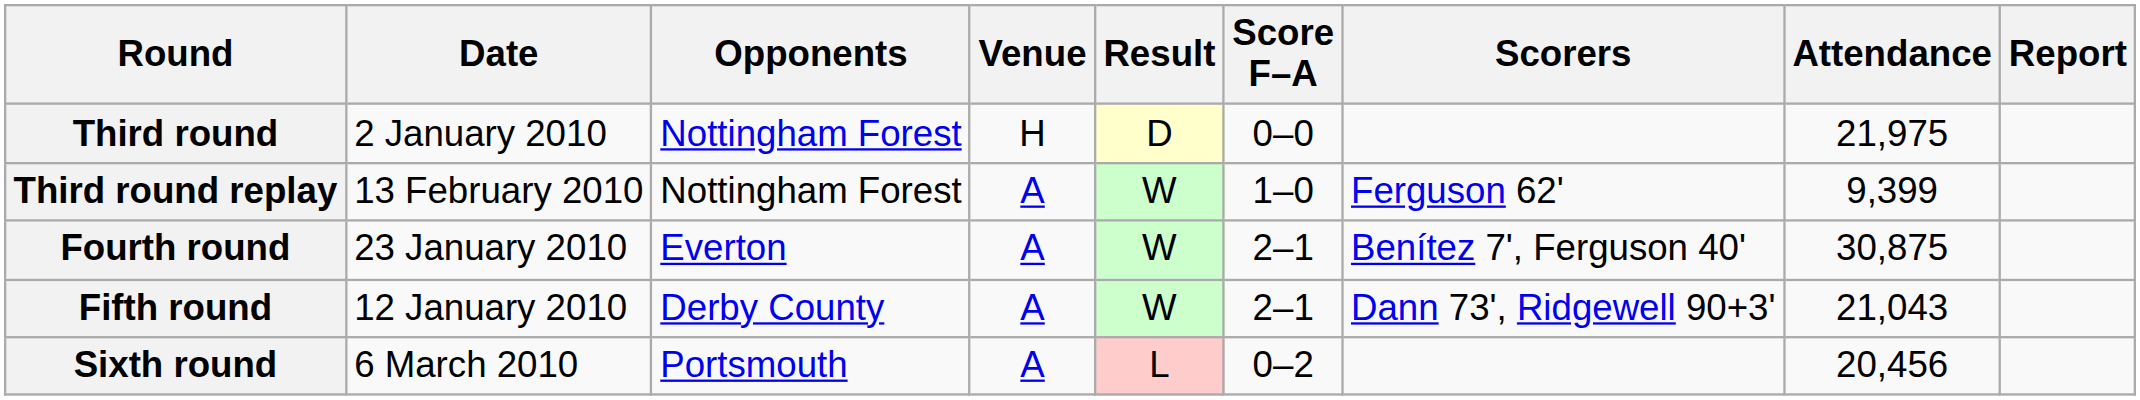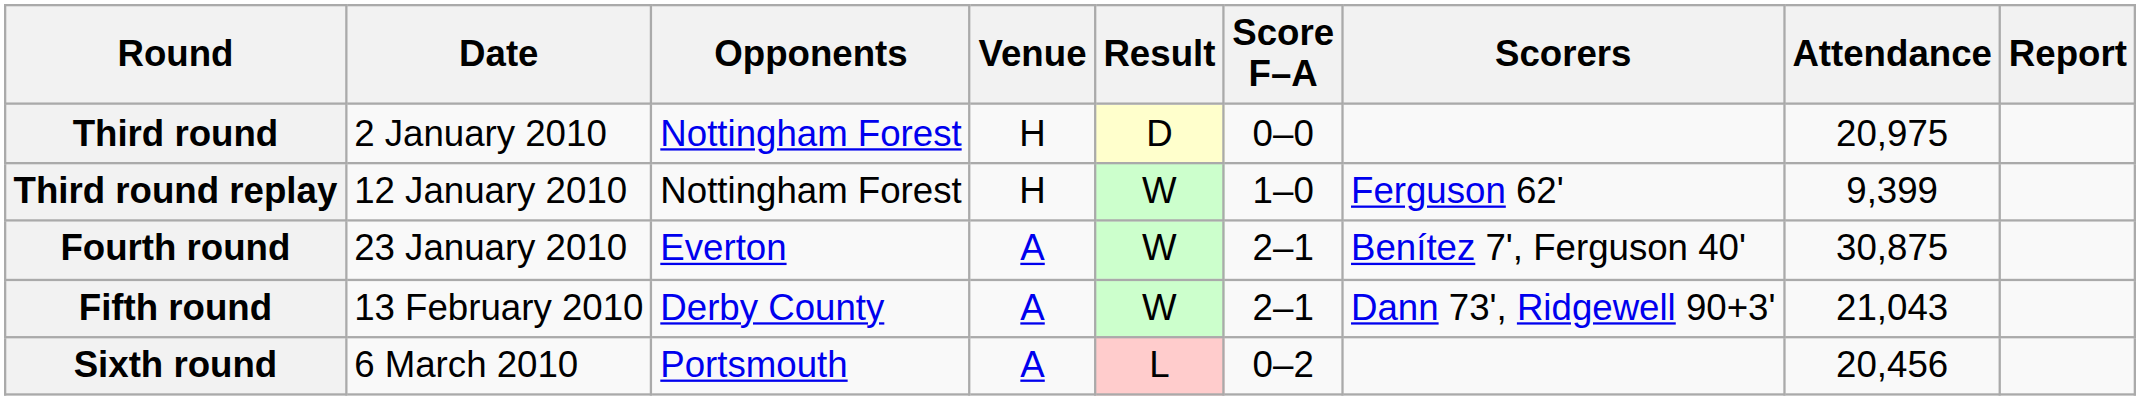(1892, 132) 21,975 -> (1892, 132) 20,975
(499, 190) 13 February 2010 -> (491, 190) 12 January 2010
(1033, 190) A -> (1033, 190) H
(491, 307) 12 January 2010 -> (499, 307) 13 February 2010
